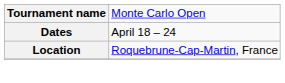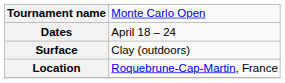+ row: (57, 50)
